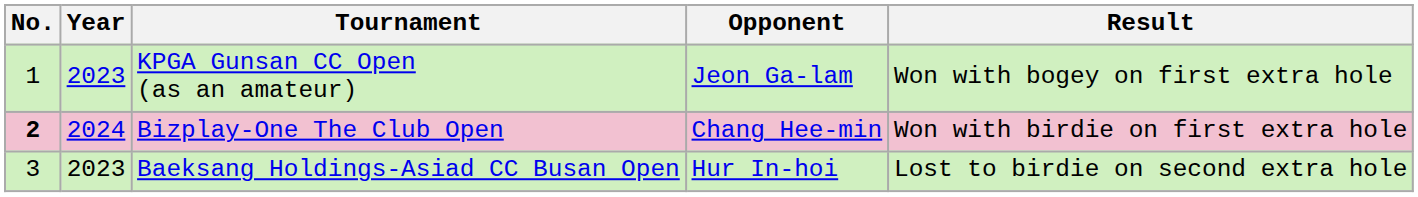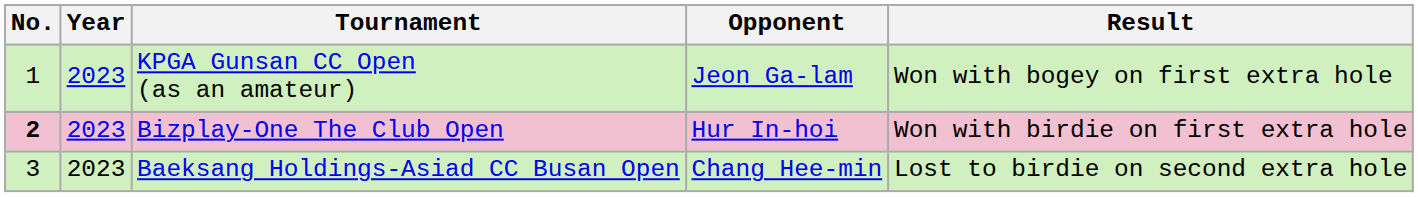(96, 132) 2024 -> (96, 132) 2023
(787, 132) Chang Hee-min -> (765, 132) Hur In-hoi
(765, 171) Hur In-hoi -> (787, 171) Chang Hee-min
